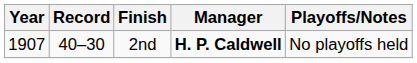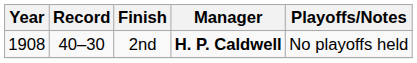(27, 44) 1907 -> (27, 44) 1908
